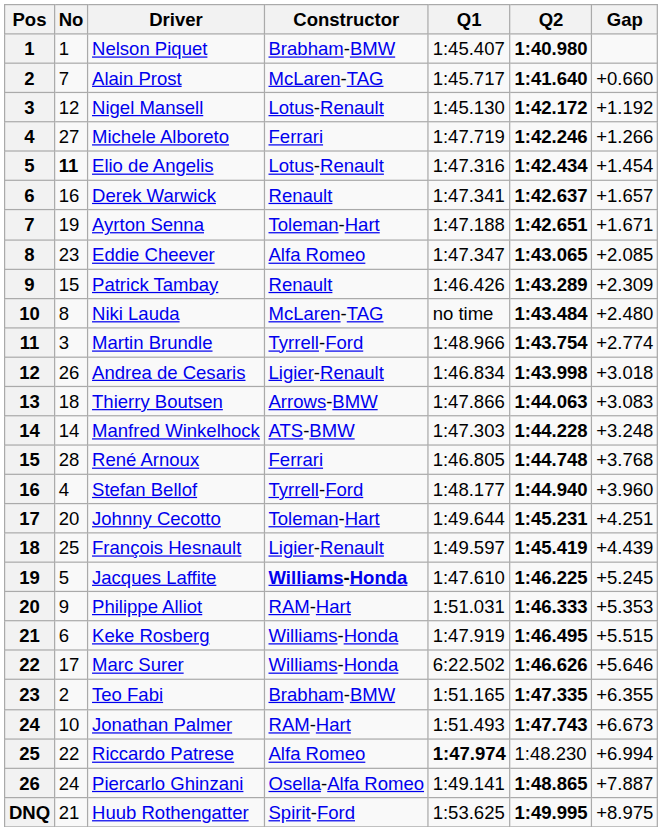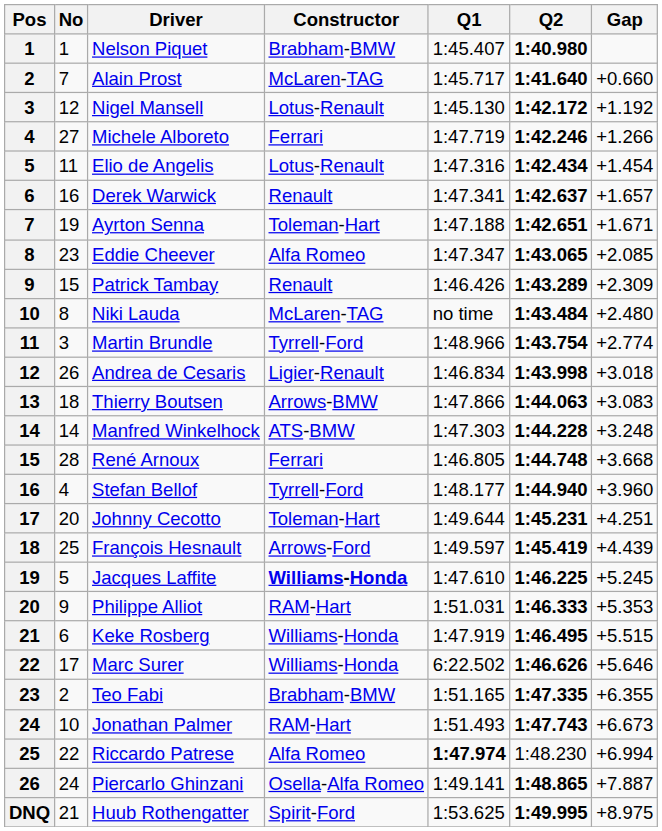(69, 166) bold -> (68, 166) normal
(625, 460) +3.768 -> (625, 460) +3.668
(326, 548) Ligier-Renault -> (319, 548) Arrows-Ford
